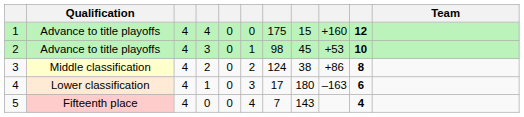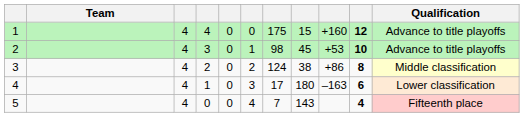columns swapped: (446, 13) <-> (100, 13)
